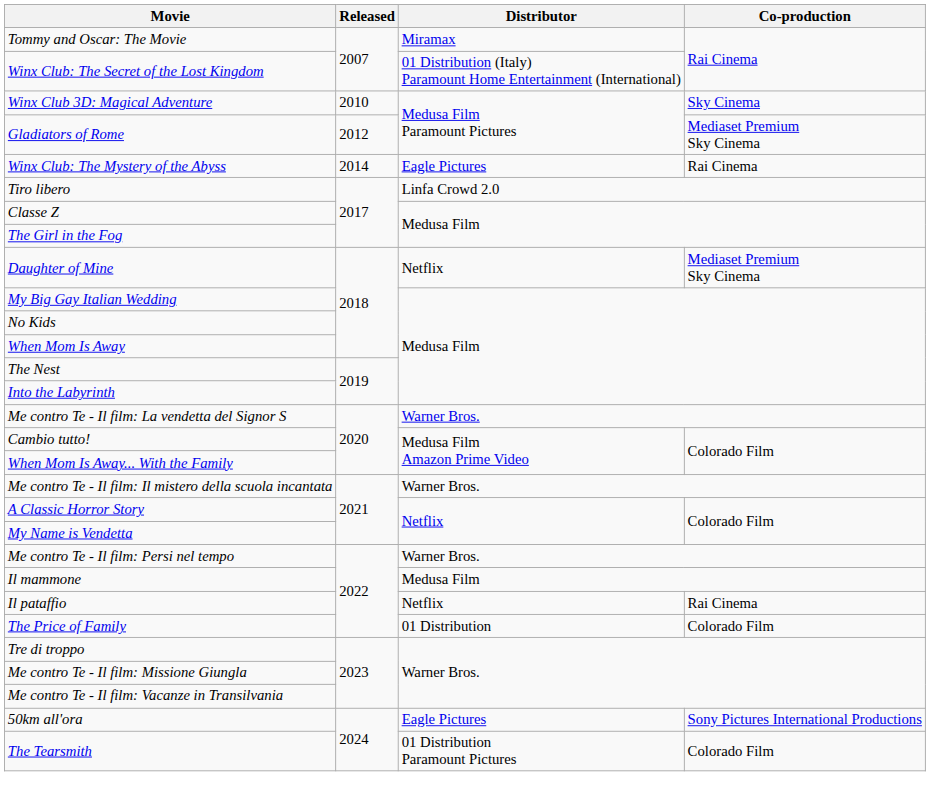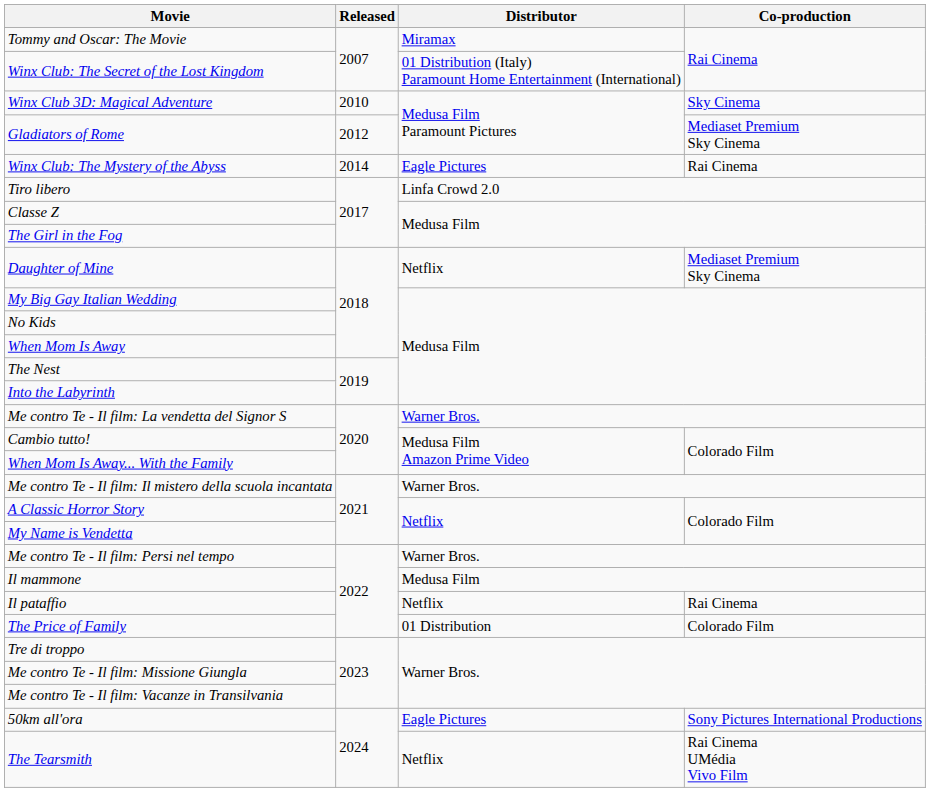(459, 751) 01 Distribution Paramount Pictures -> (422, 759) Netflix
(731, 751) Colorado Film -> (723, 759) Rai Cinema UMédia Vivo Film
